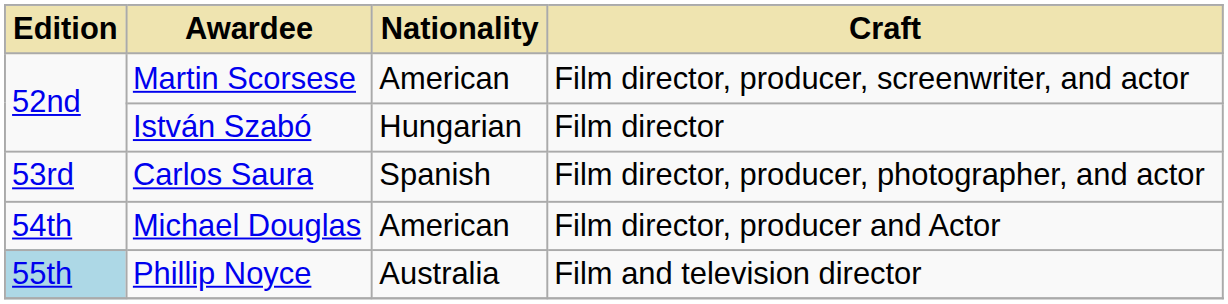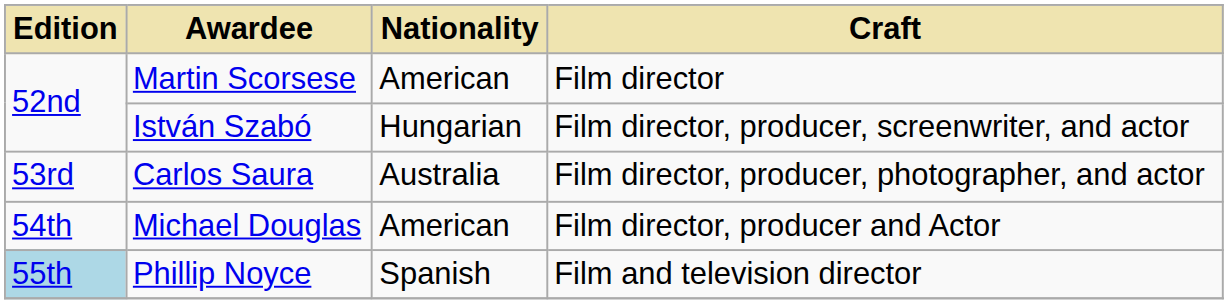(872, 77) Film director, producer, screenwriter, and actor -> (639, 77) Film director
(639, 126) Film director -> (872, 126) Film director, producer, screenwriter, and actor
(435, 175) Spanish -> (439, 175) Australia
(439, 273) Australia -> (435, 273) Spanish
